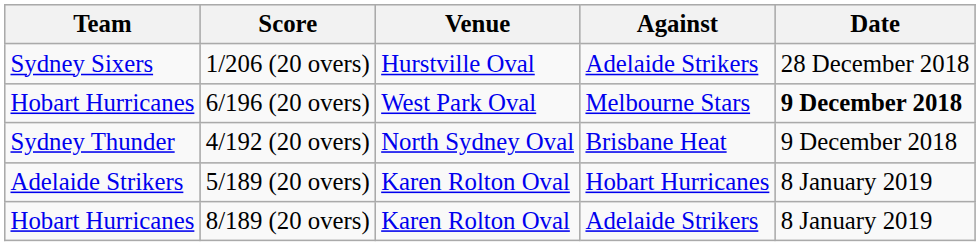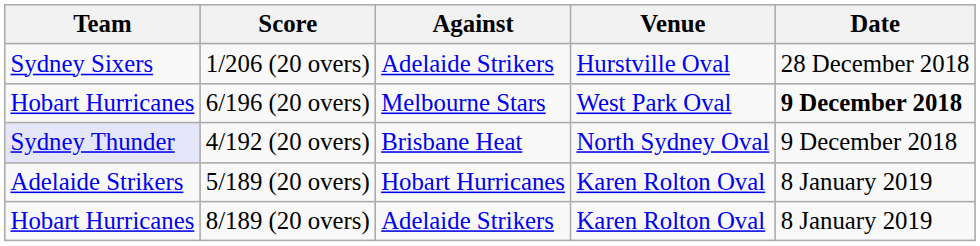columns swapped: (677, 24) <-> (478, 24)
(93, 142) no background -> (93, 142) lavender background
